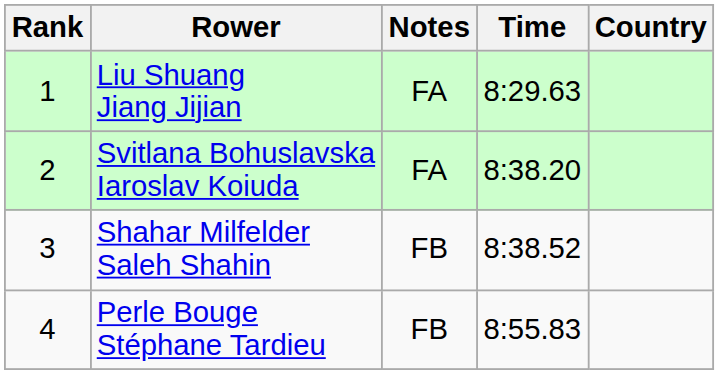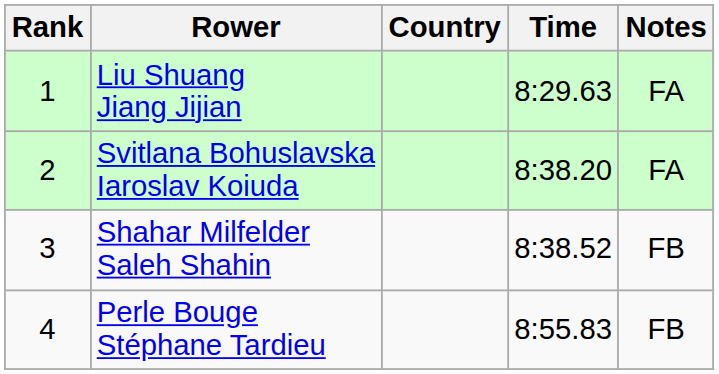columns swapped: (651, 27) <-> (429, 27)
